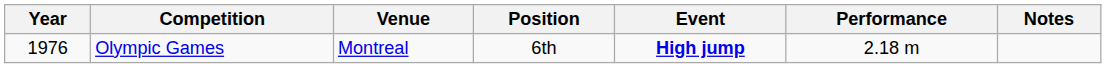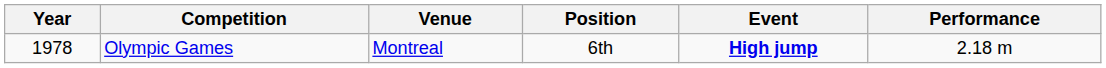- column: (1049, 19)
(48, 48) 1976 -> (52, 48) 1978
